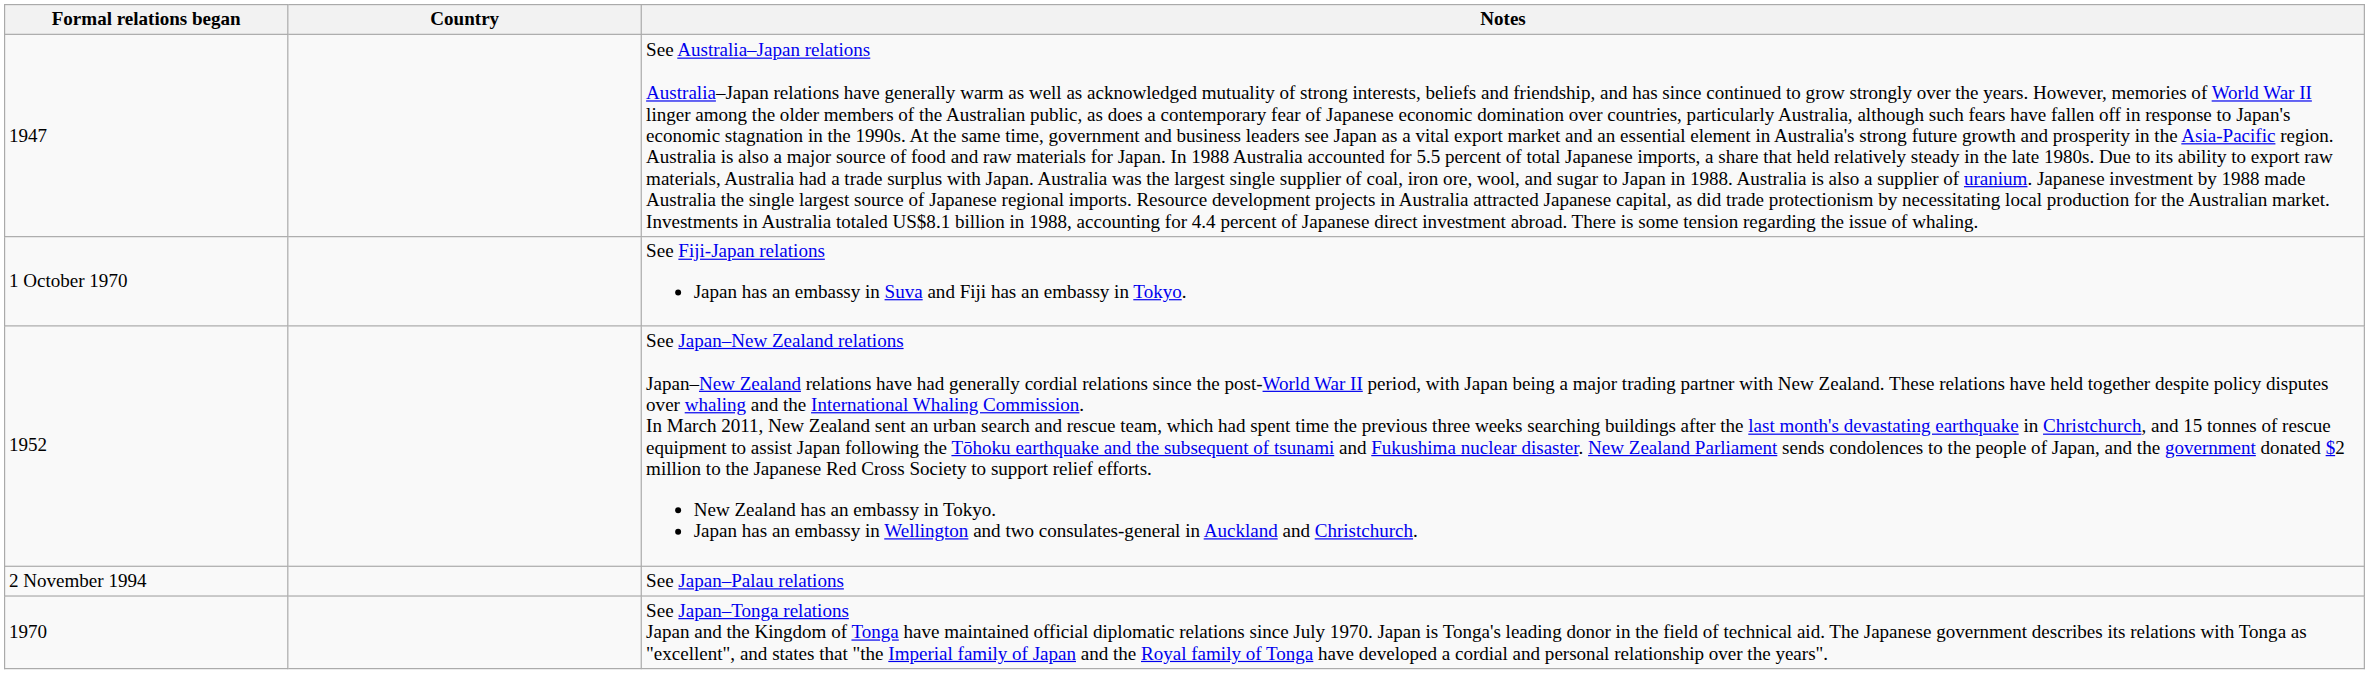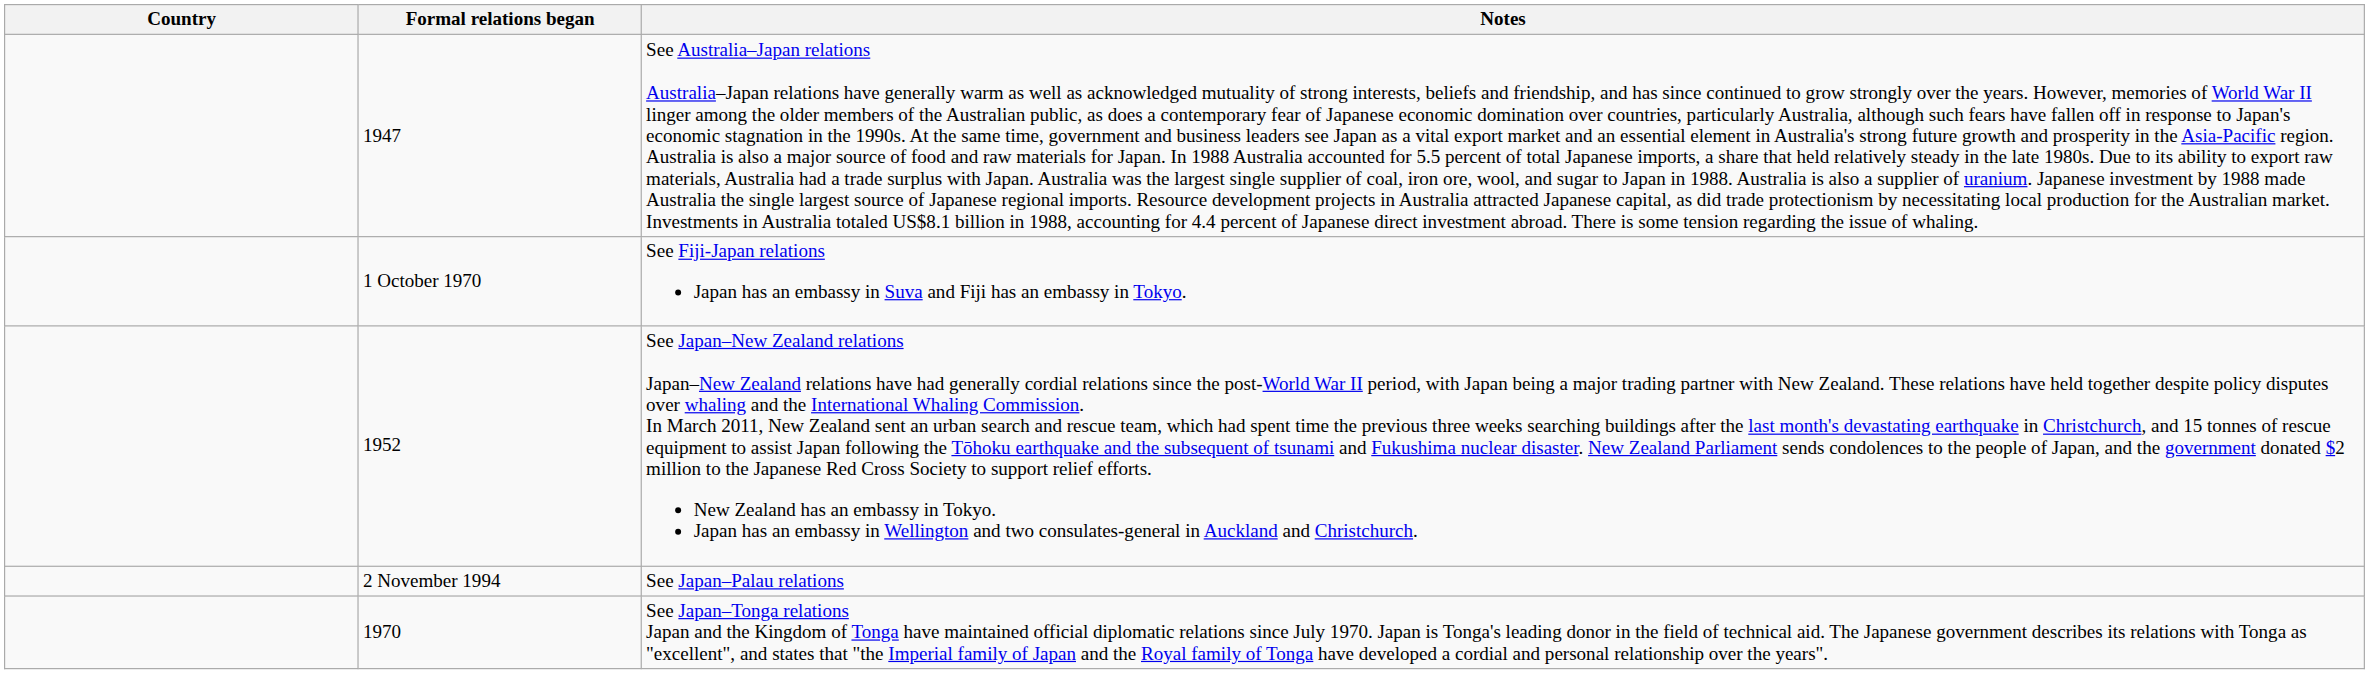columns swapped: (465, 19) <-> (146, 19)
